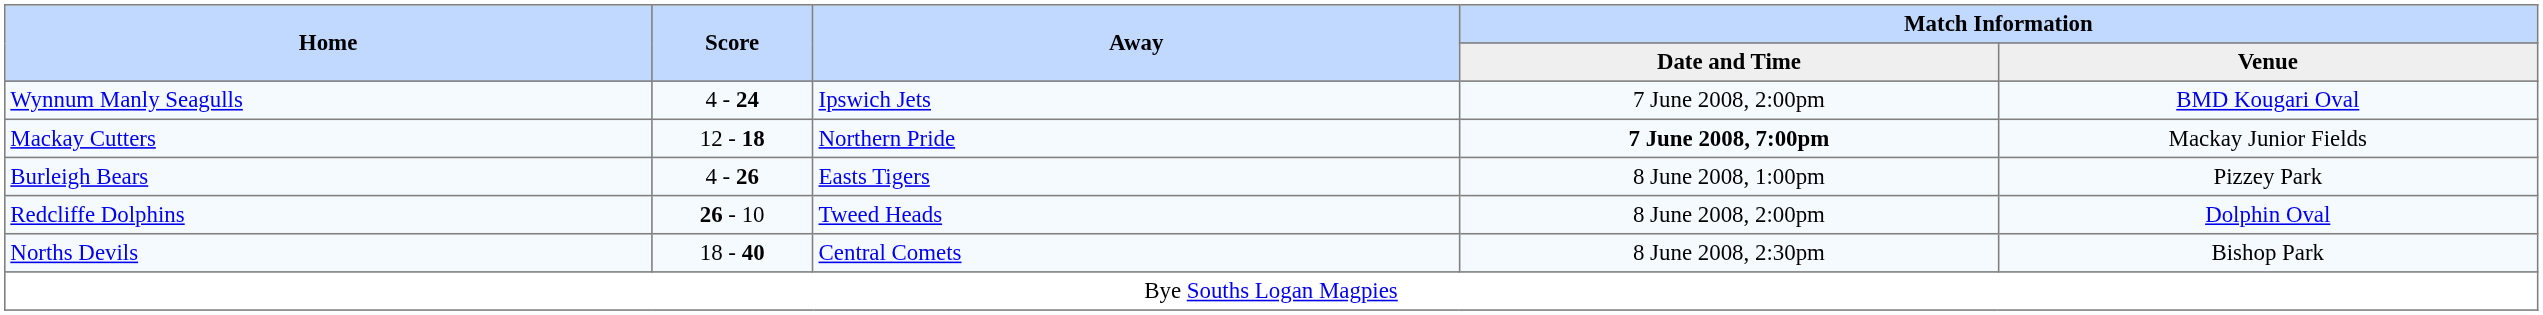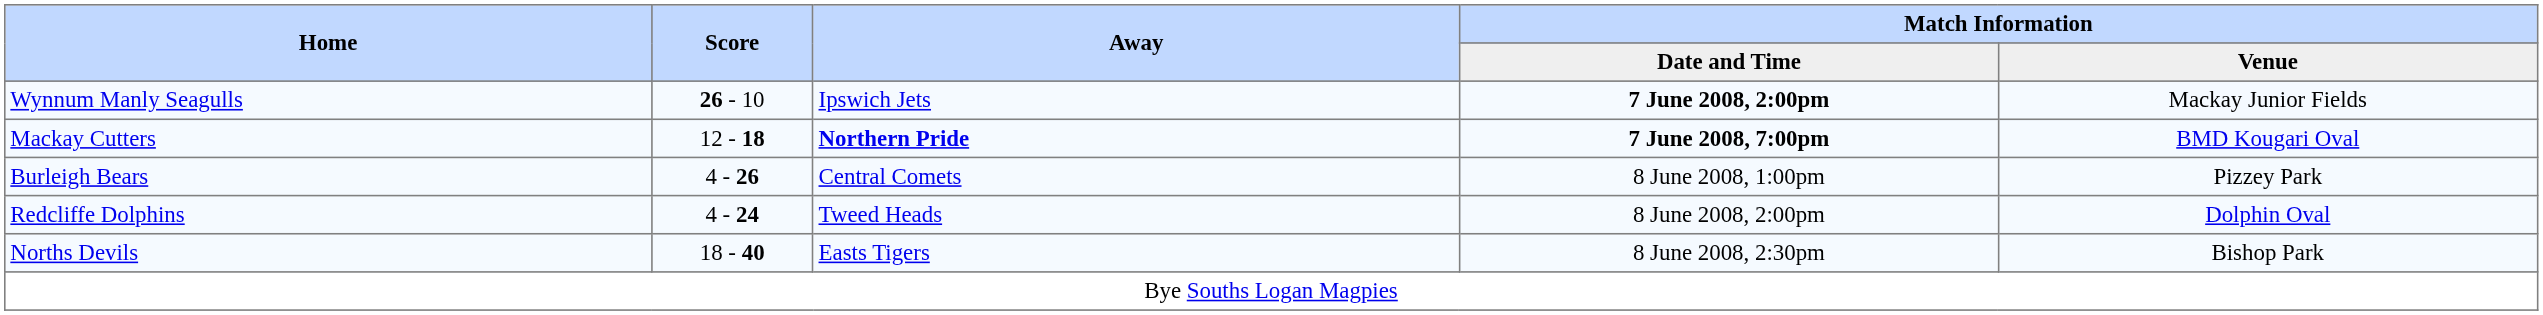(732, 99) 4 - 24 -> (732, 99) 26 - 10
(1729, 99) normal -> (1729, 99) bold
(2268, 99) BMD Kougari Oval -> (2268, 99) Mackay Junior Fields
(887, 138) normal -> (894, 138) bold
(2268, 138) Mackay Junior Fields -> (2268, 138) BMD Kougari Oval
(874, 176) Easts Tigers -> (890, 176) Central Comets
(732, 214) 26 - 10 -> (732, 214) 4 - 24
(890, 252) Central Comets -> (874, 252) Easts Tigers
